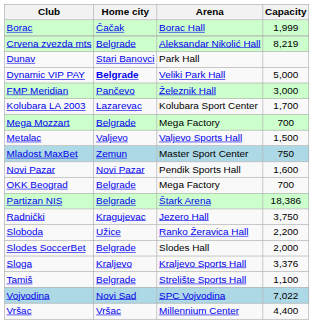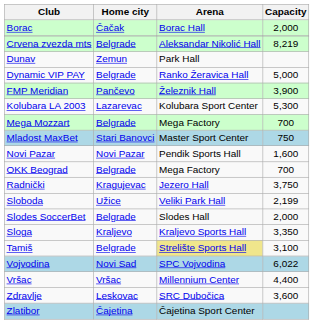(286, 28) 1,999 -> (286, 28) 2,000
(125, 59) Stari Banovci -> (112, 59) Zemun
(117, 75) bold -> (116, 75) normal
(192, 75) Veliki Park Hall -> (204, 75) Ranko Žeravica Hall
(286, 91) 3,000 -> (286, 91) 3,900
(286, 106) 1,700 -> (286, 106) 5,300
- row: (24, 138)
(112, 153) Zemun -> (125, 138) Stari Banovci
- row: (34, 201)
(204, 232) Ranko Žeravica Hall -> (192, 201) Veliki Park Hall
(286, 232) 2,200 -> (286, 201) 2,199
(286, 264) 3,376 -> (286, 232) 3,350
(203, 279) no background -> (203, 248) khaki background
(286, 279) 1,100 -> (286, 248) 3,100
(286, 295) 7,022 -> (286, 264) 6,022
+ row: (24, 295)
+ row: (23, 311)
